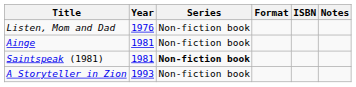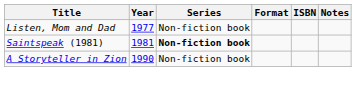(143, 28) 1976 -> (143, 28) 1977
- row: (21, 43)
(143, 74) 1993 -> (143, 58) 1990
